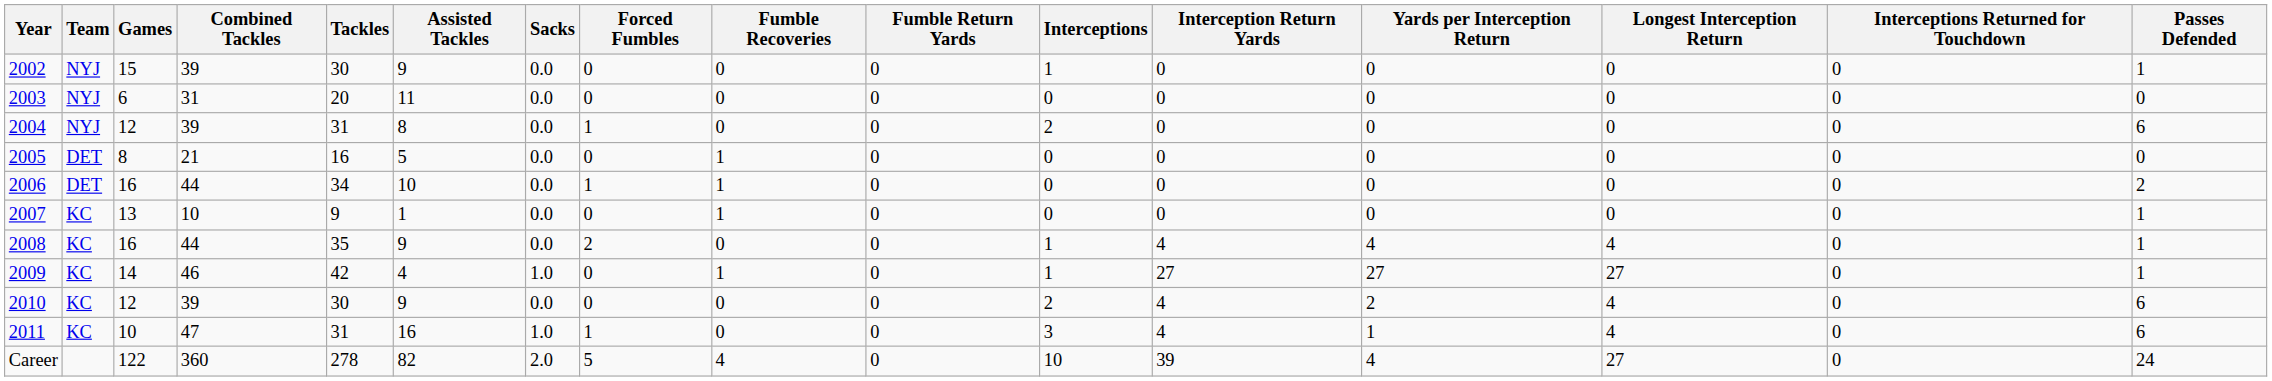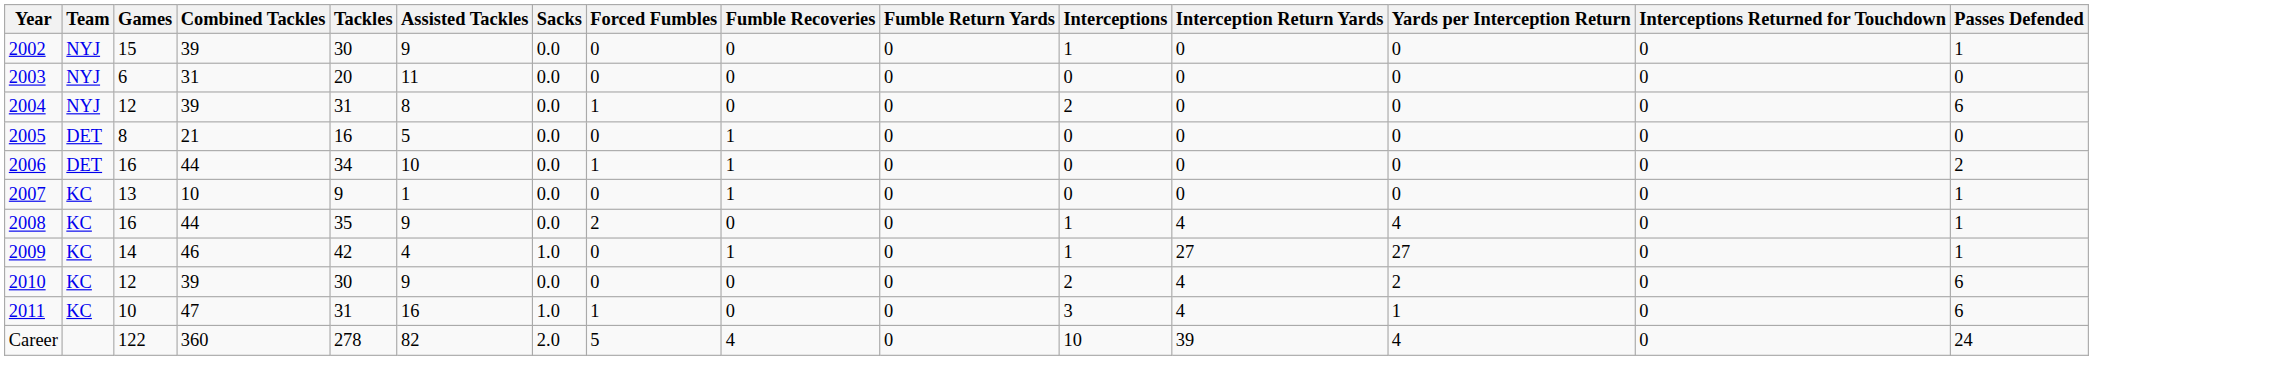- column: (1715, 29)
